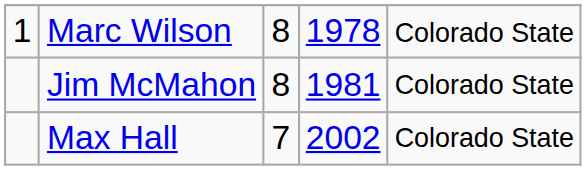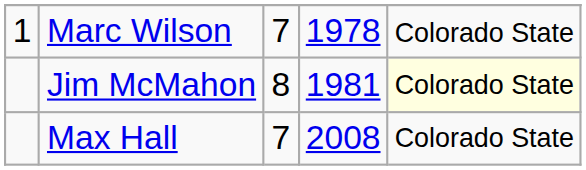(281, 31) 8 -> (281, 31) 7
(484, 85) no background -> (484, 85) lightyellow background
(343, 137) 2002 -> (343, 137) 2008
